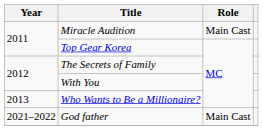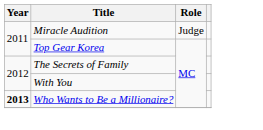(228, 30) Main Cast -> (191, 30) Judge
(18, 99) normal -> (18, 99) bold
- row: (85, 116)
